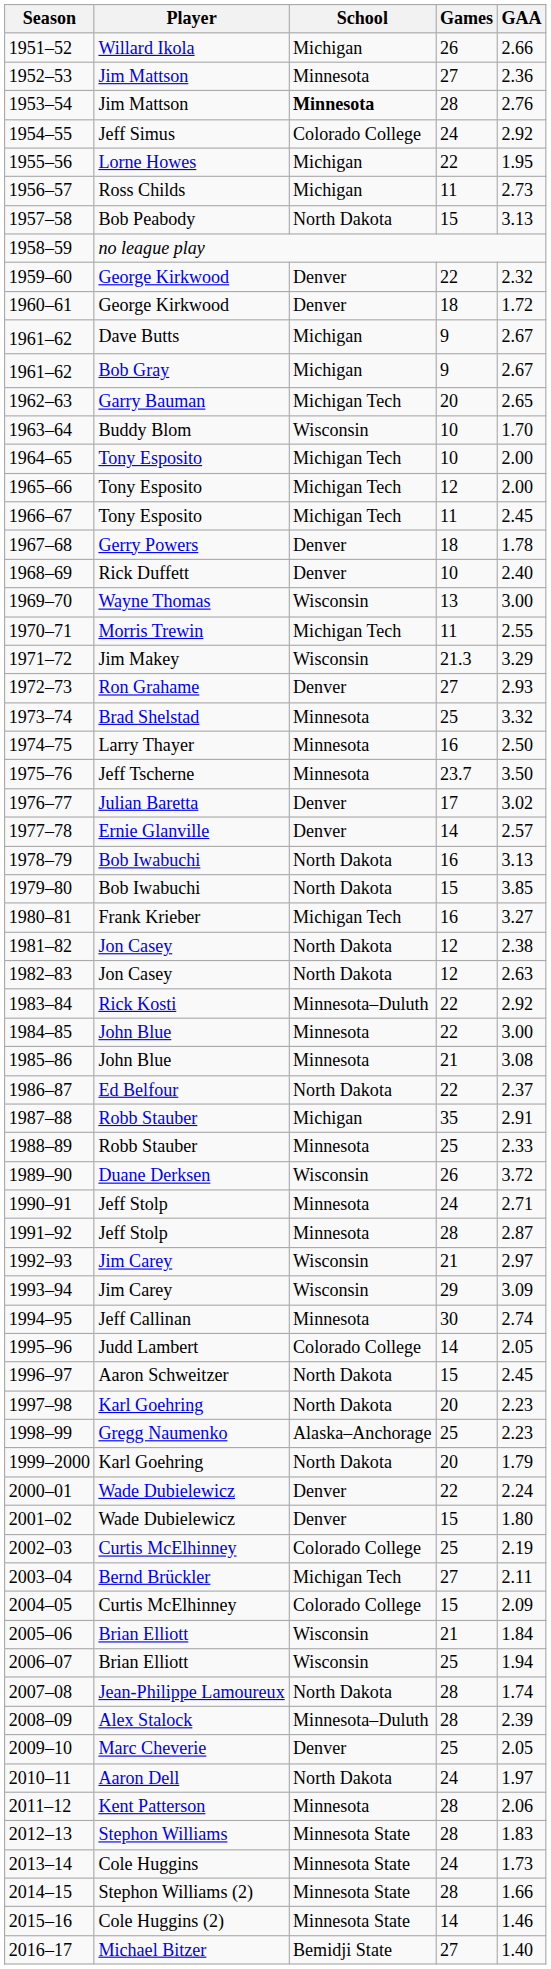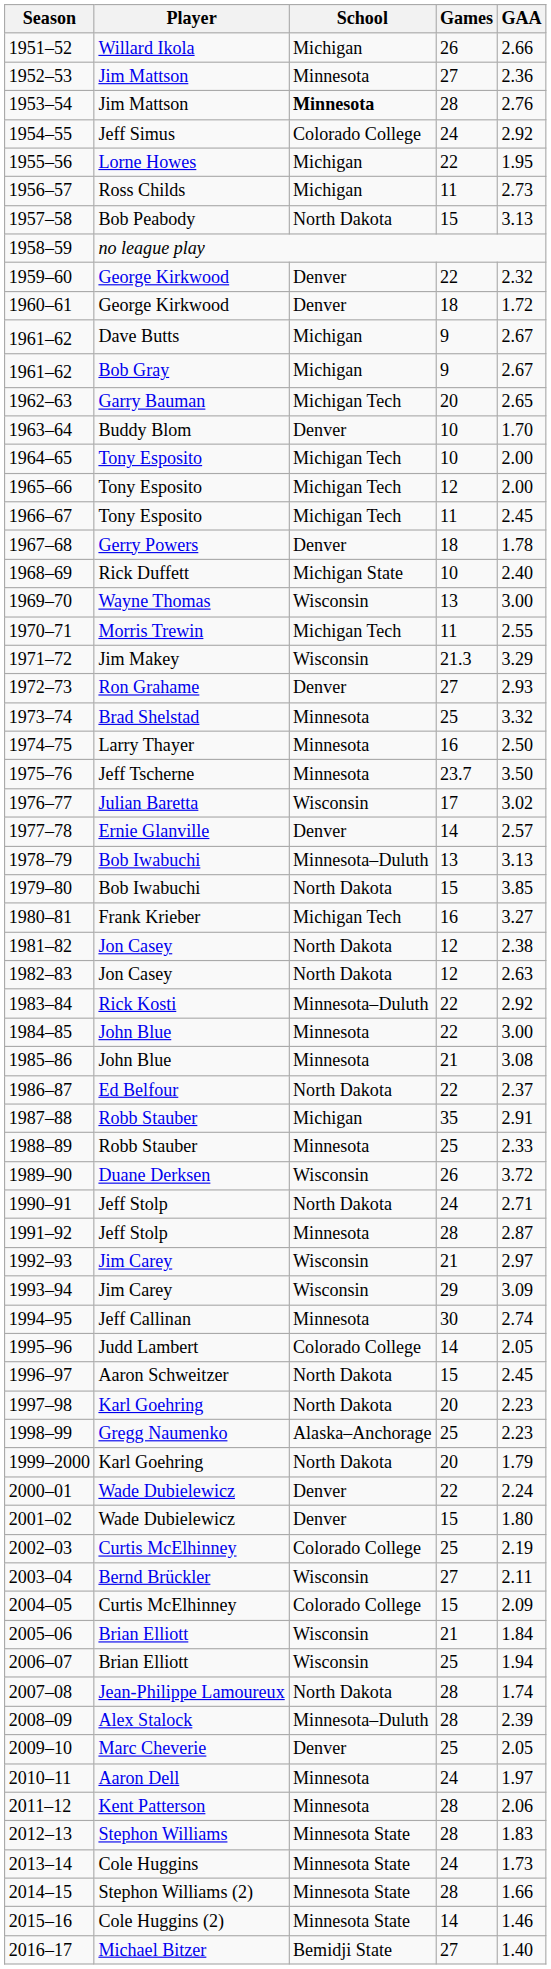(331, 430) Wisconsin -> (320, 430) Denver
(320, 573) Denver -> (348, 573) Michigan State
(320, 802) Denver -> (331, 802) Wisconsin
(342, 860) North Dakota -> (361, 860) Minnesota–Duluth
(449, 860) 16 -> (449, 860) 13
(331, 1204) Minnesota -> (342, 1204) North Dakota
(347, 1577) Michigan Tech -> (331, 1577) Wisconsin
(342, 1777) North Dakota -> (331, 1777) Minnesota
